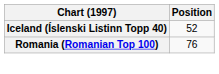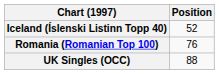+ row: (87, 61)
